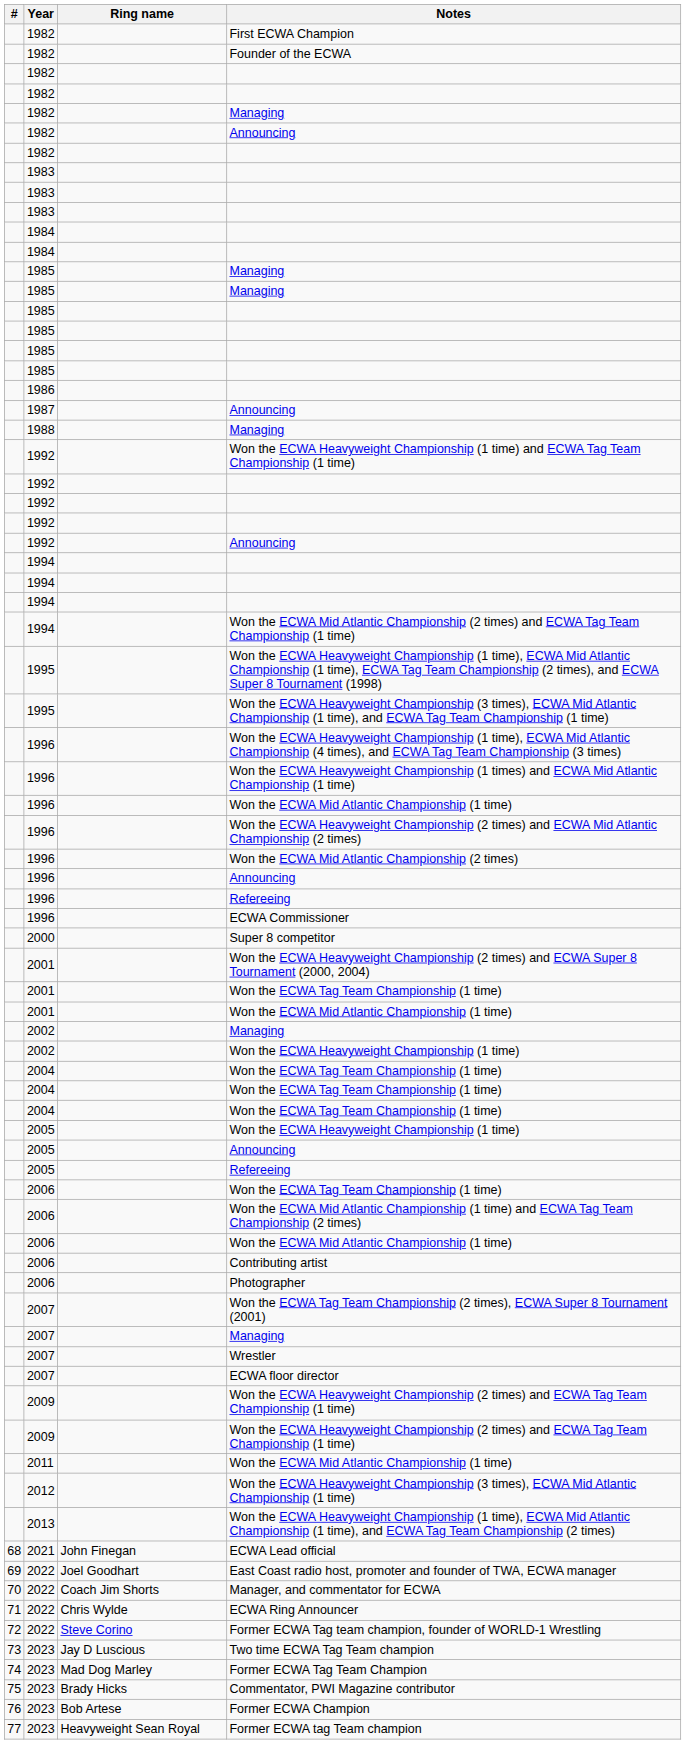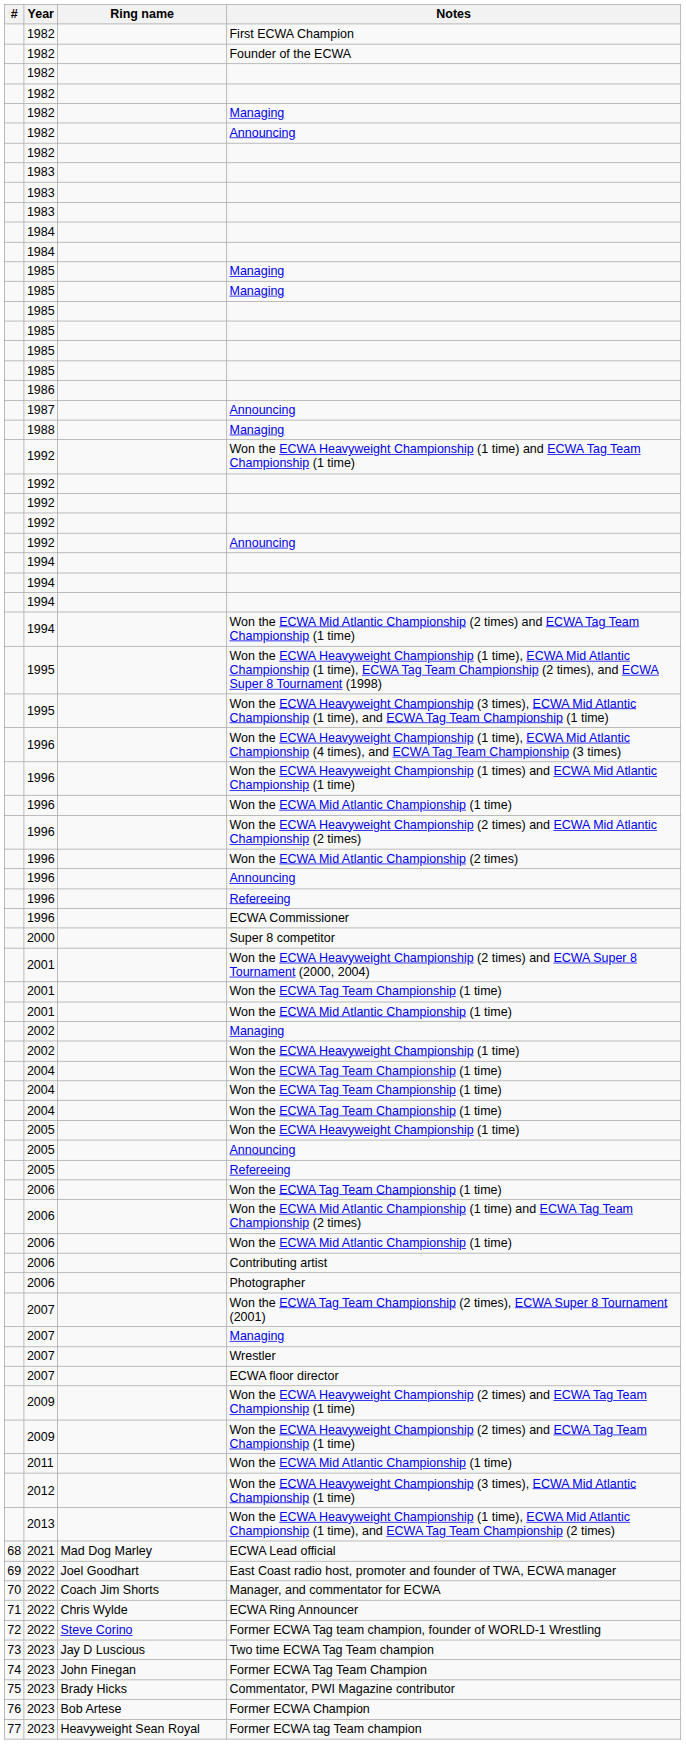(98, 1551) John Finegan -> (106, 1551) Mad Dog Marley
(106, 1669) Mad Dog Marley -> (98, 1669) John Finegan
